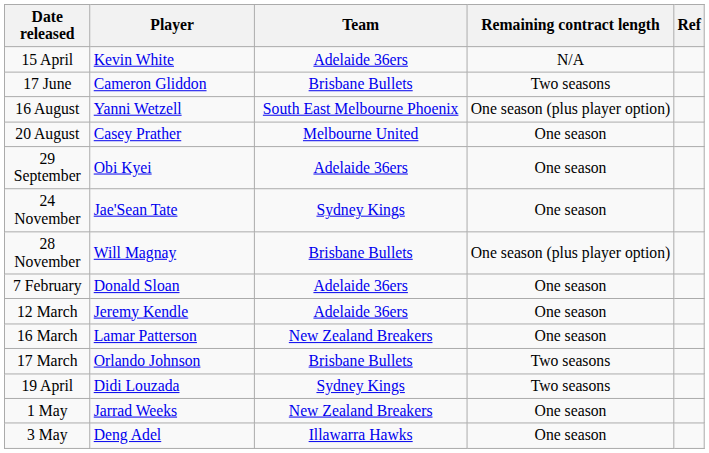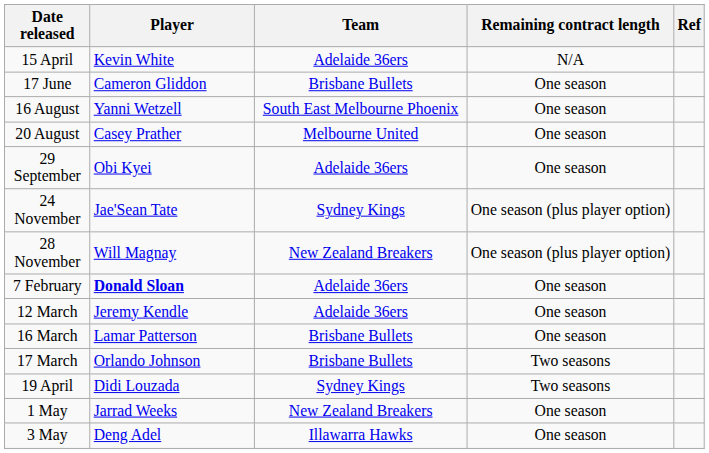(571, 84) Two seasons -> (571, 84) One season
(571, 109) One season (plus player option) -> (571, 109) One season
(571, 210) One season -> (571, 210) One season (plus player option)
(361, 252) Brisbane Bullets -> (361, 252) New Zealand Breakers
(137, 286) normal -> (139, 286) bold
(361, 336) New Zealand Breakers -> (361, 336) Brisbane Bullets
